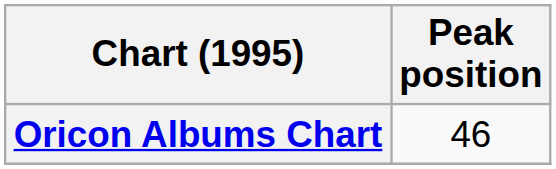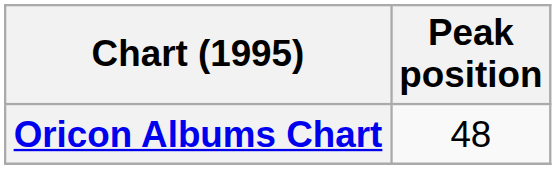(471, 133) 46 -> (471, 133) 48
